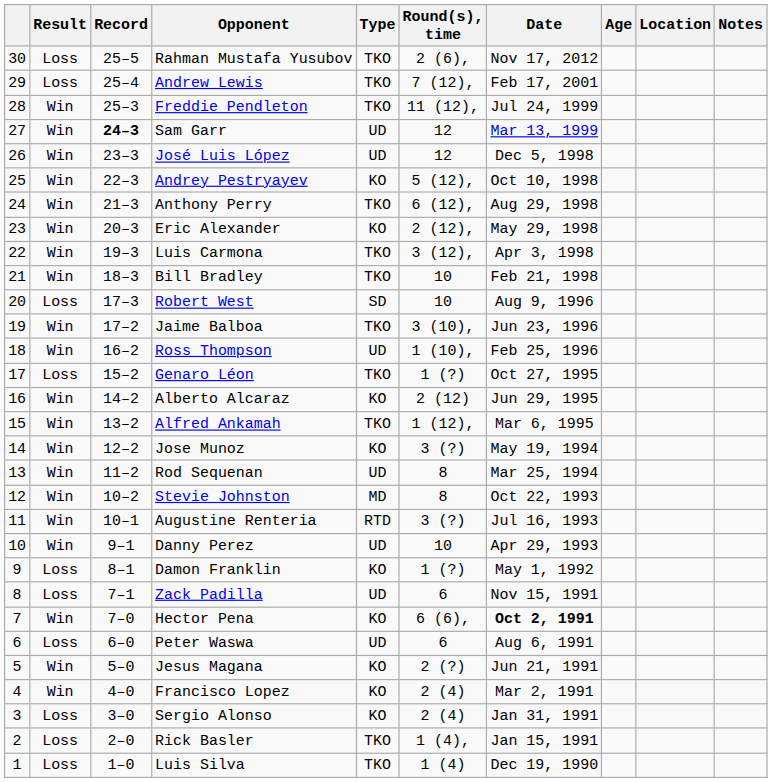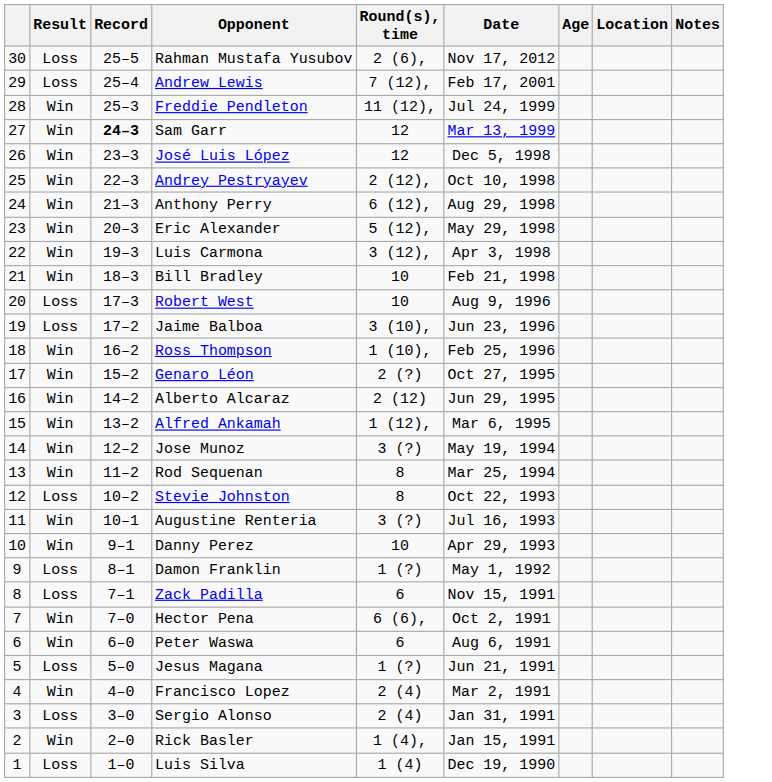- column: (378, 25)
(443, 180) 5 (12), -> (400, 180) 2 (12),
(443, 229) 2 (12), -> (400, 229) 5 (12),
(60, 326) Win -> (60, 326) Loss
(60, 375) Loss -> (60, 375) Win
(443, 375) 1 (?) -> (400, 375) 2 (?)
(60, 497) Win -> (60, 497) Loss
(544, 619) bold -> (501, 619) normal
(60, 643) Loss -> (60, 643) Win
(60, 668) Win -> (60, 668) Loss
(443, 668) 2 (?) -> (400, 668) 1 (?)
(60, 741) Loss -> (60, 741) Win
